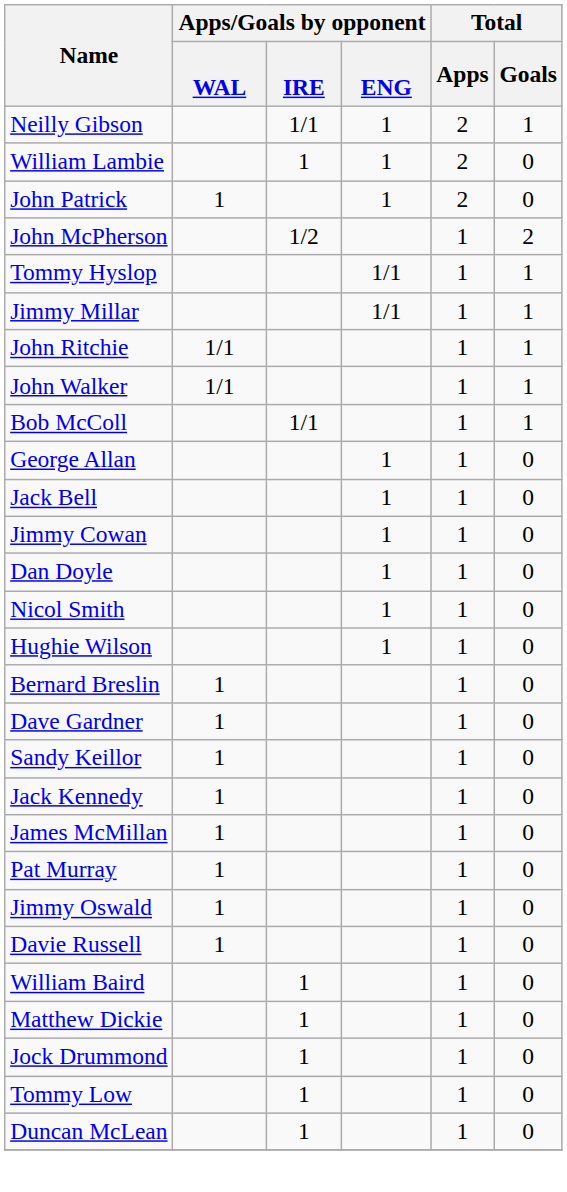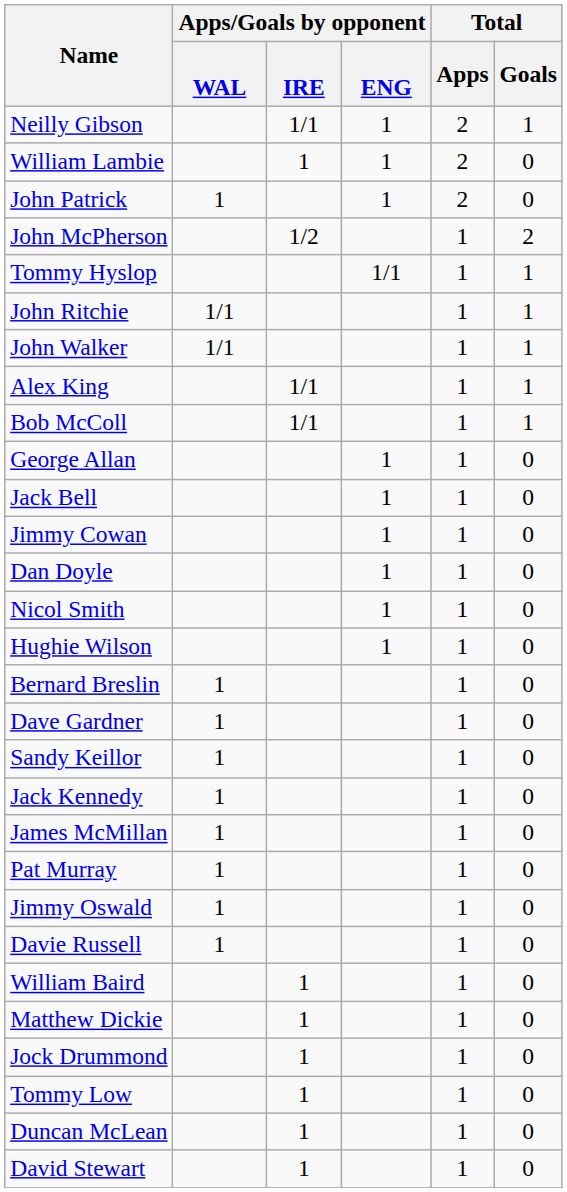- row: (75, 310)
+ row: (59, 385)
+ row: (78, 1168)
